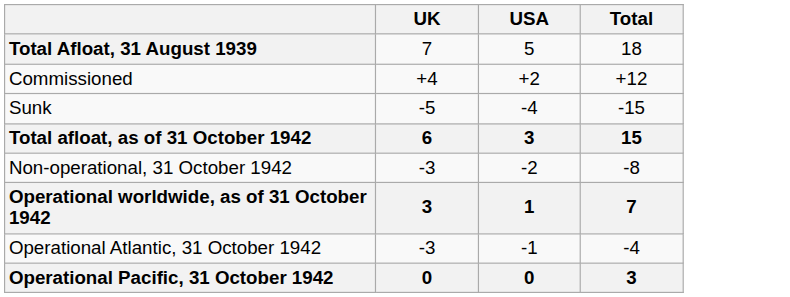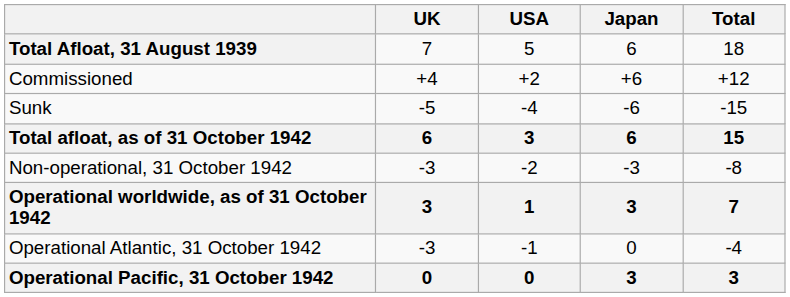+ column: (631, 19)
